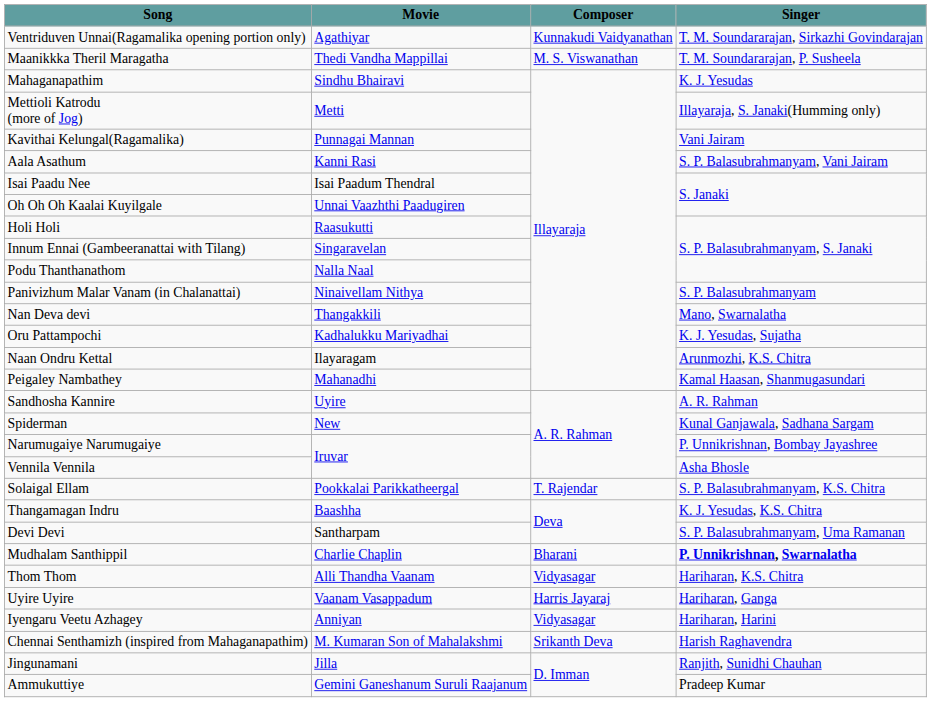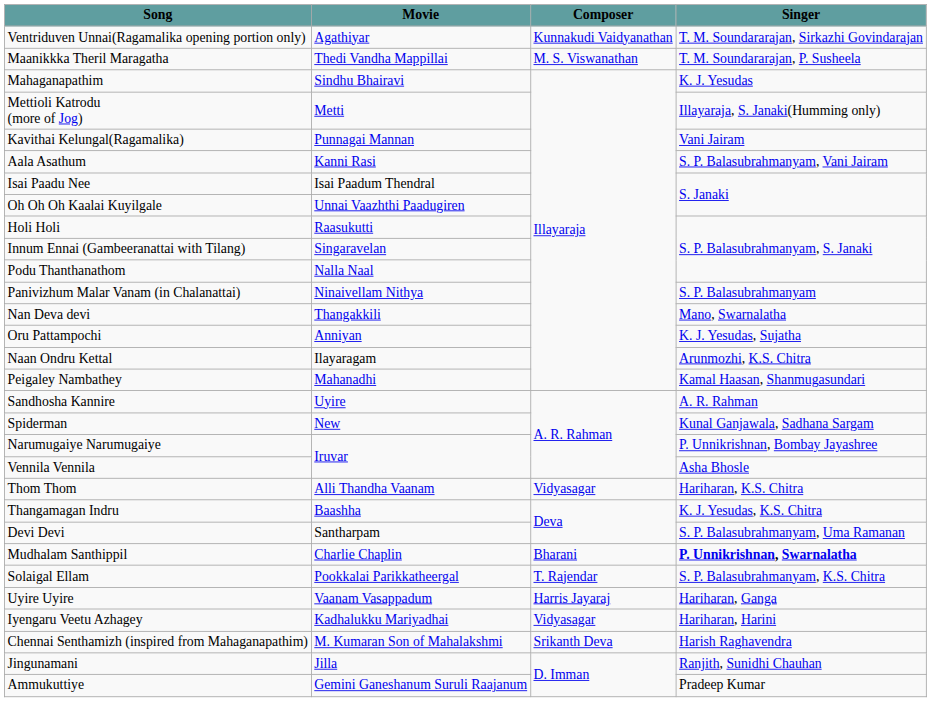(381, 336) Kadhalukku Mariyadhai -> (338, 336) Anniyan
rows swapped: (42, 576) <-> (48, 489)
(338, 620) Anniyan -> (381, 620) Kadhalukku Mariyadhai
